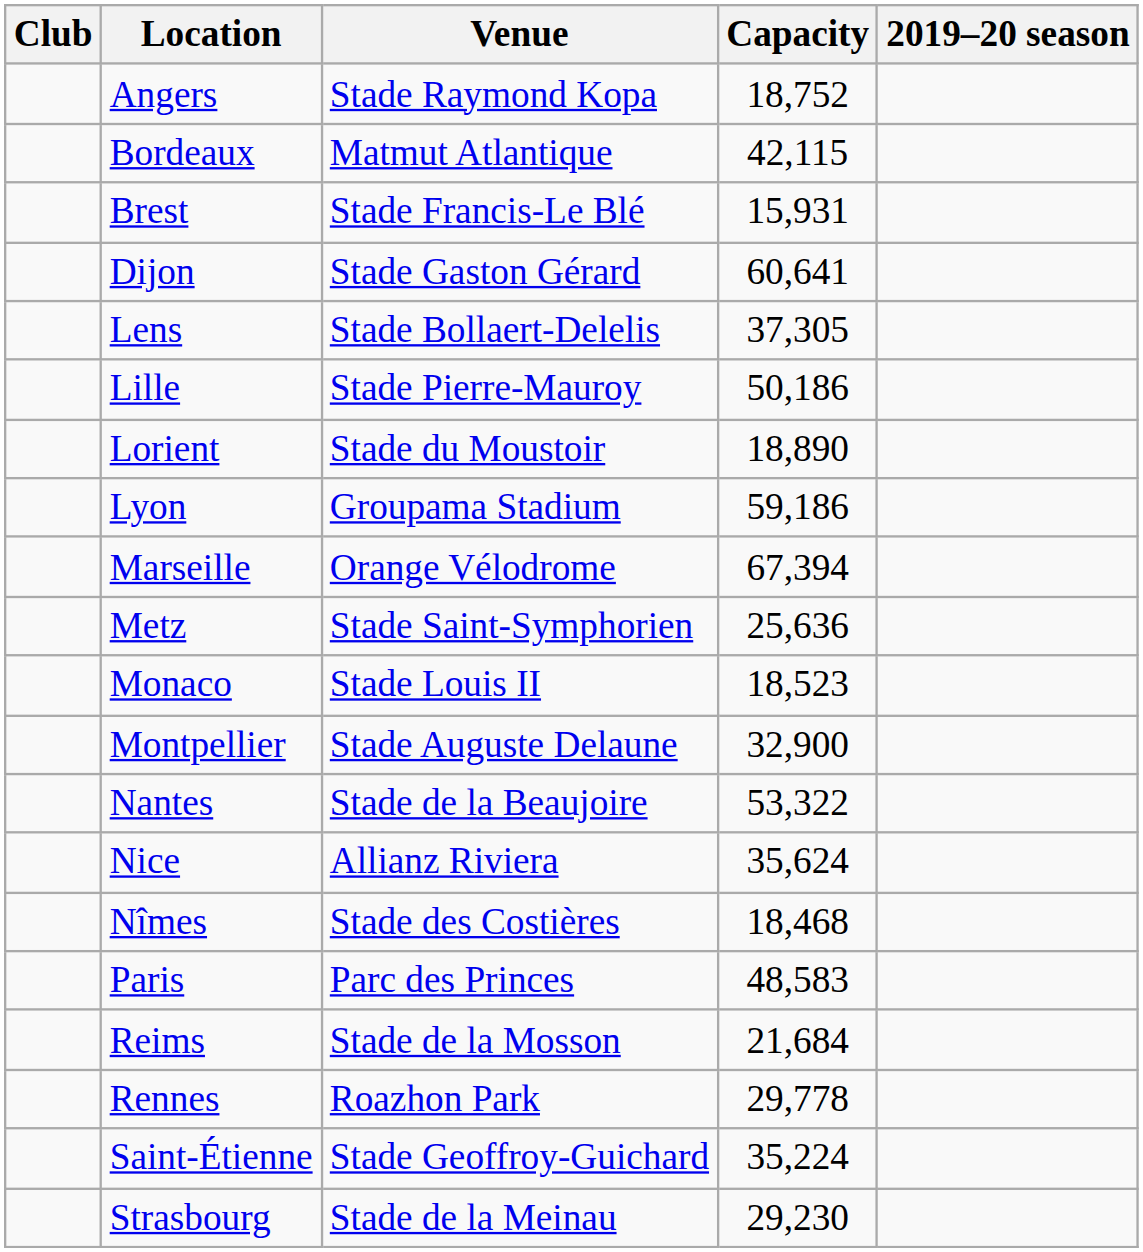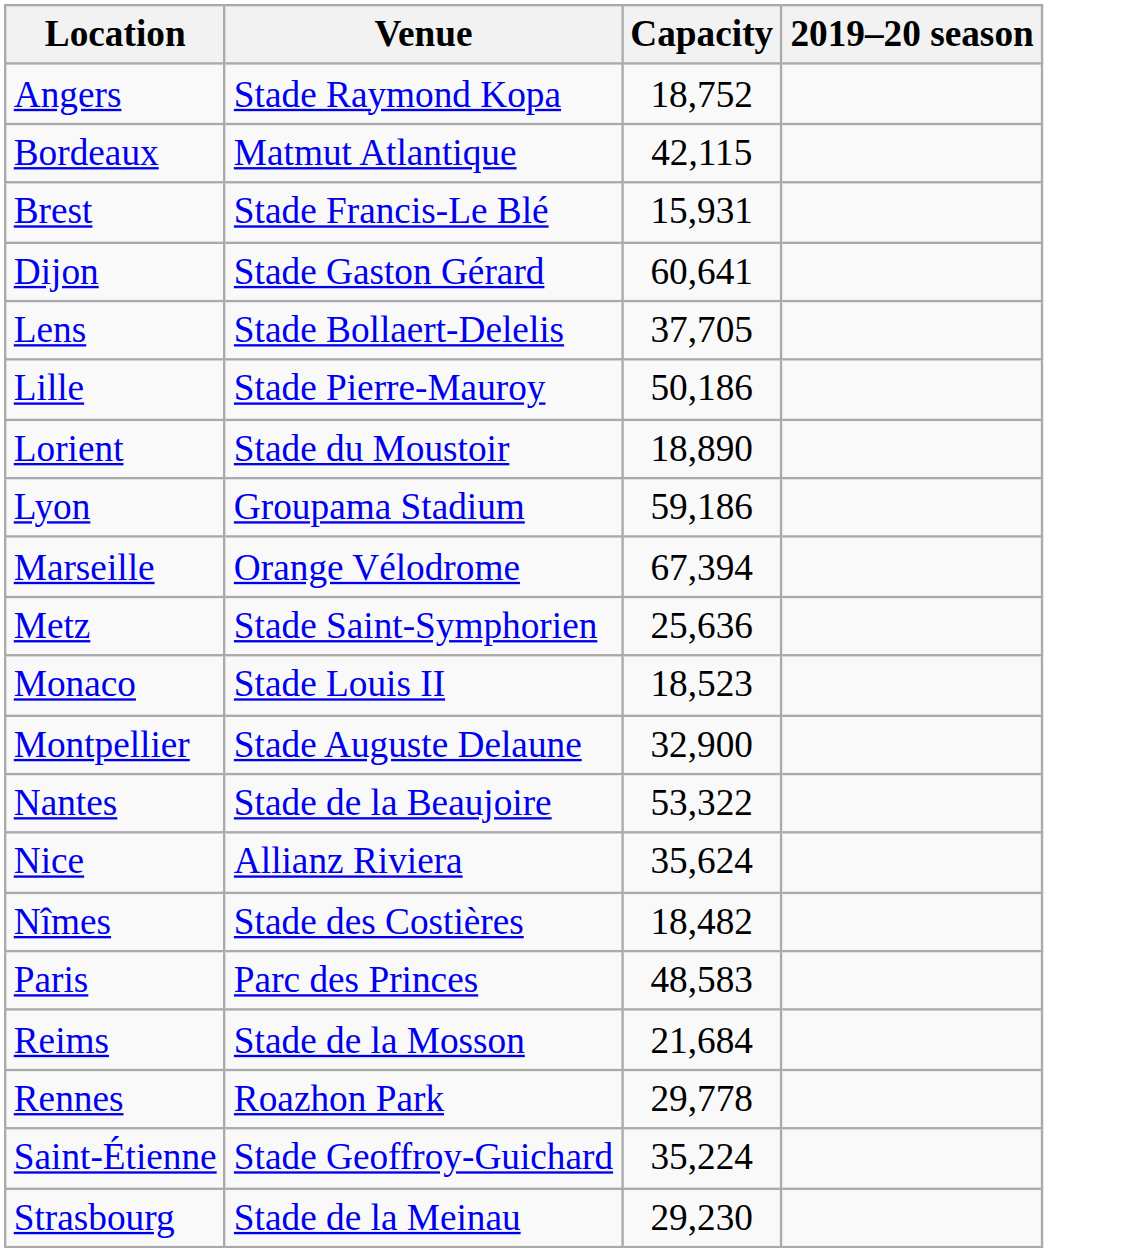- column: (53, 34)
(798, 329) 37,305 -> (702, 329) 37,705
(798, 920) 18,468 -> (702, 920) 18,482
